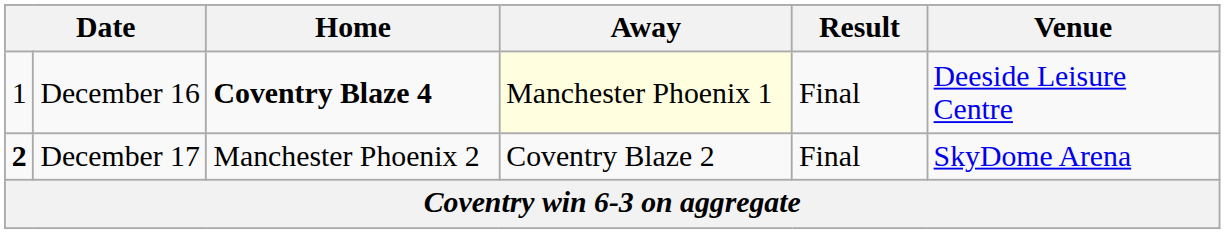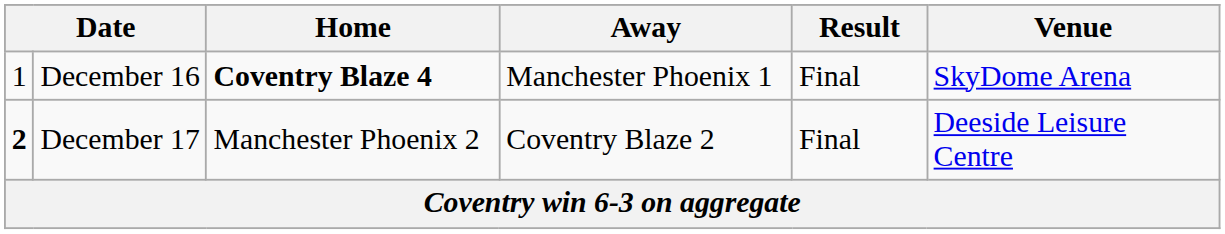(639, 92) lightyellow background -> (639, 75) no background
(1030, 92) Deeside Leisure Centre -> (1032, 75) SkyDome Arena
(1032, 155) SkyDome Arena -> (1030, 139) Deeside Leisure Centre
